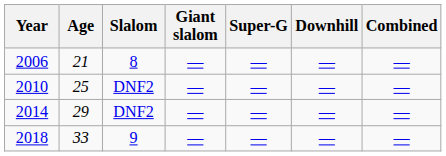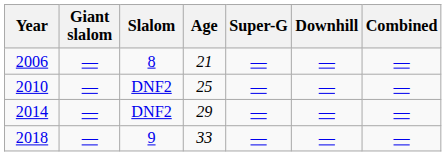columns swapped: (81, 26) <-> (195, 26)
